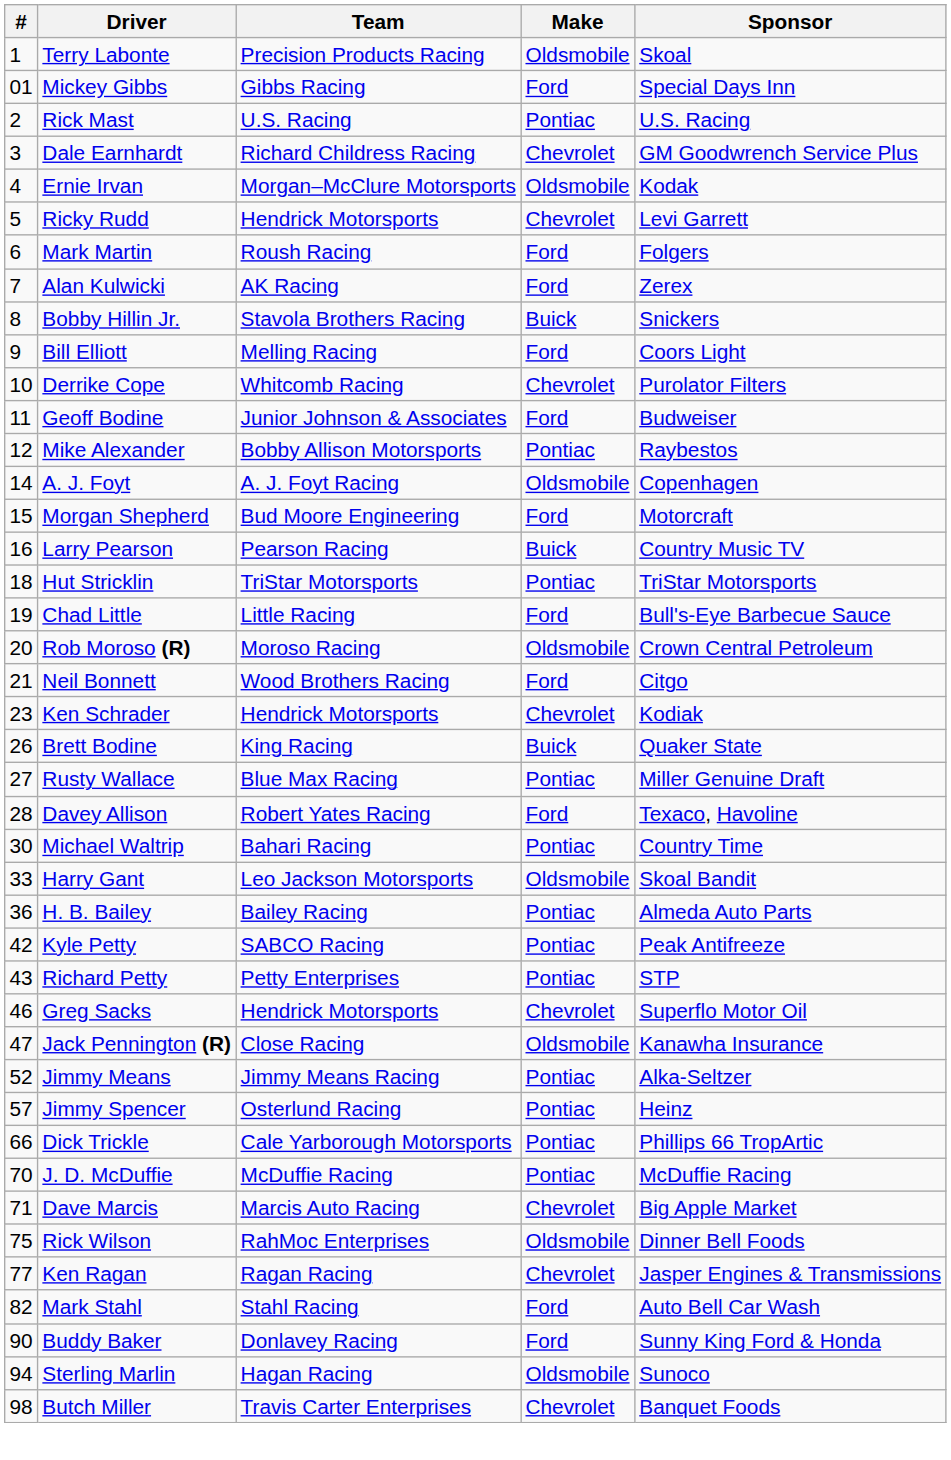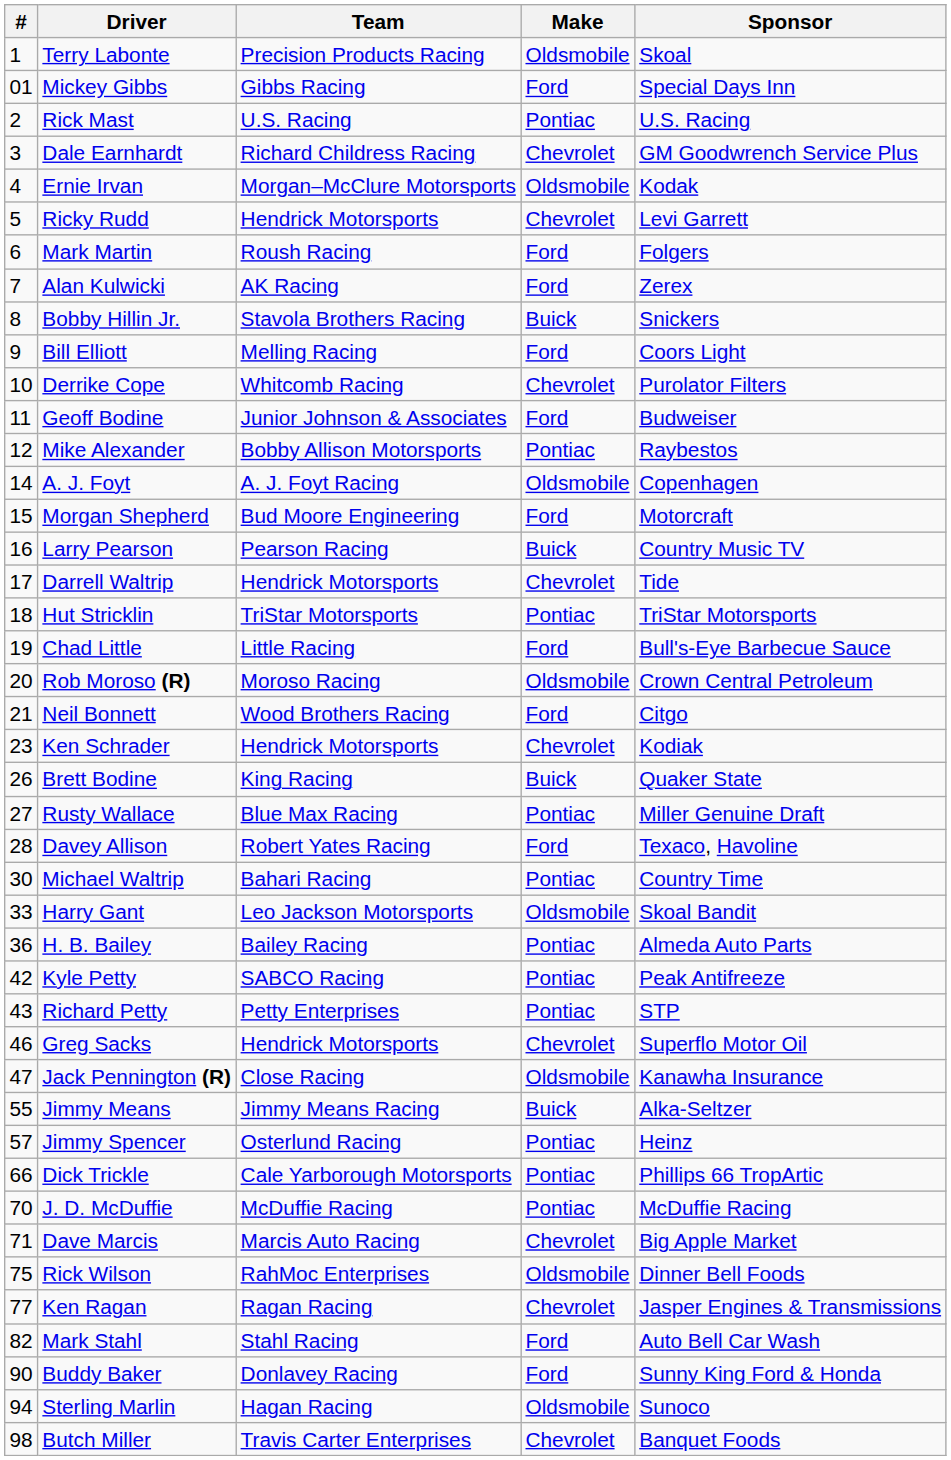+ row: (108, 582)
(21, 1076) 52 -> (21, 1109) 55
(560, 1076) Pontiac -> (551, 1109) Buick
